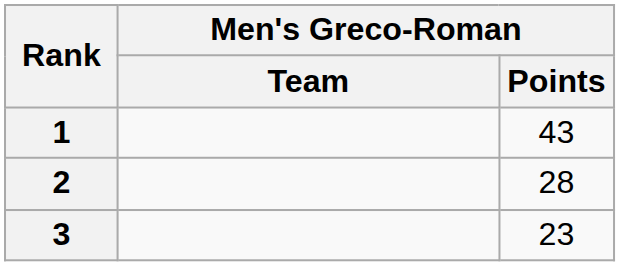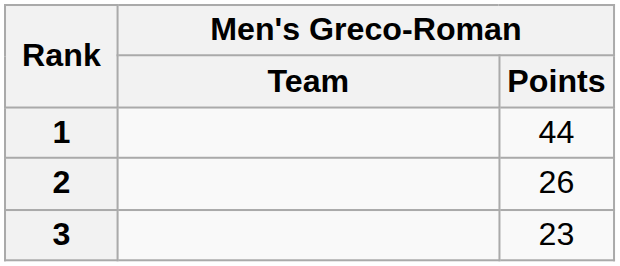(556, 132) 43 -> (556, 132) 44
(556, 183) 28 -> (556, 183) 26
